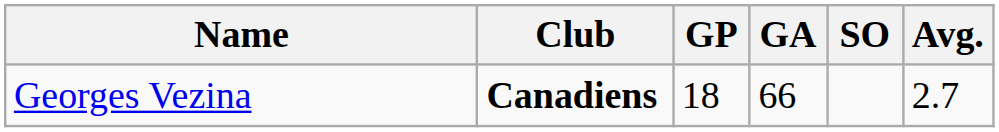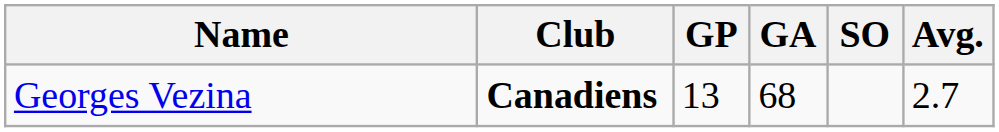(701, 94) 18 -> (701, 94) 13
(777, 94) 66 -> (777, 94) 68
